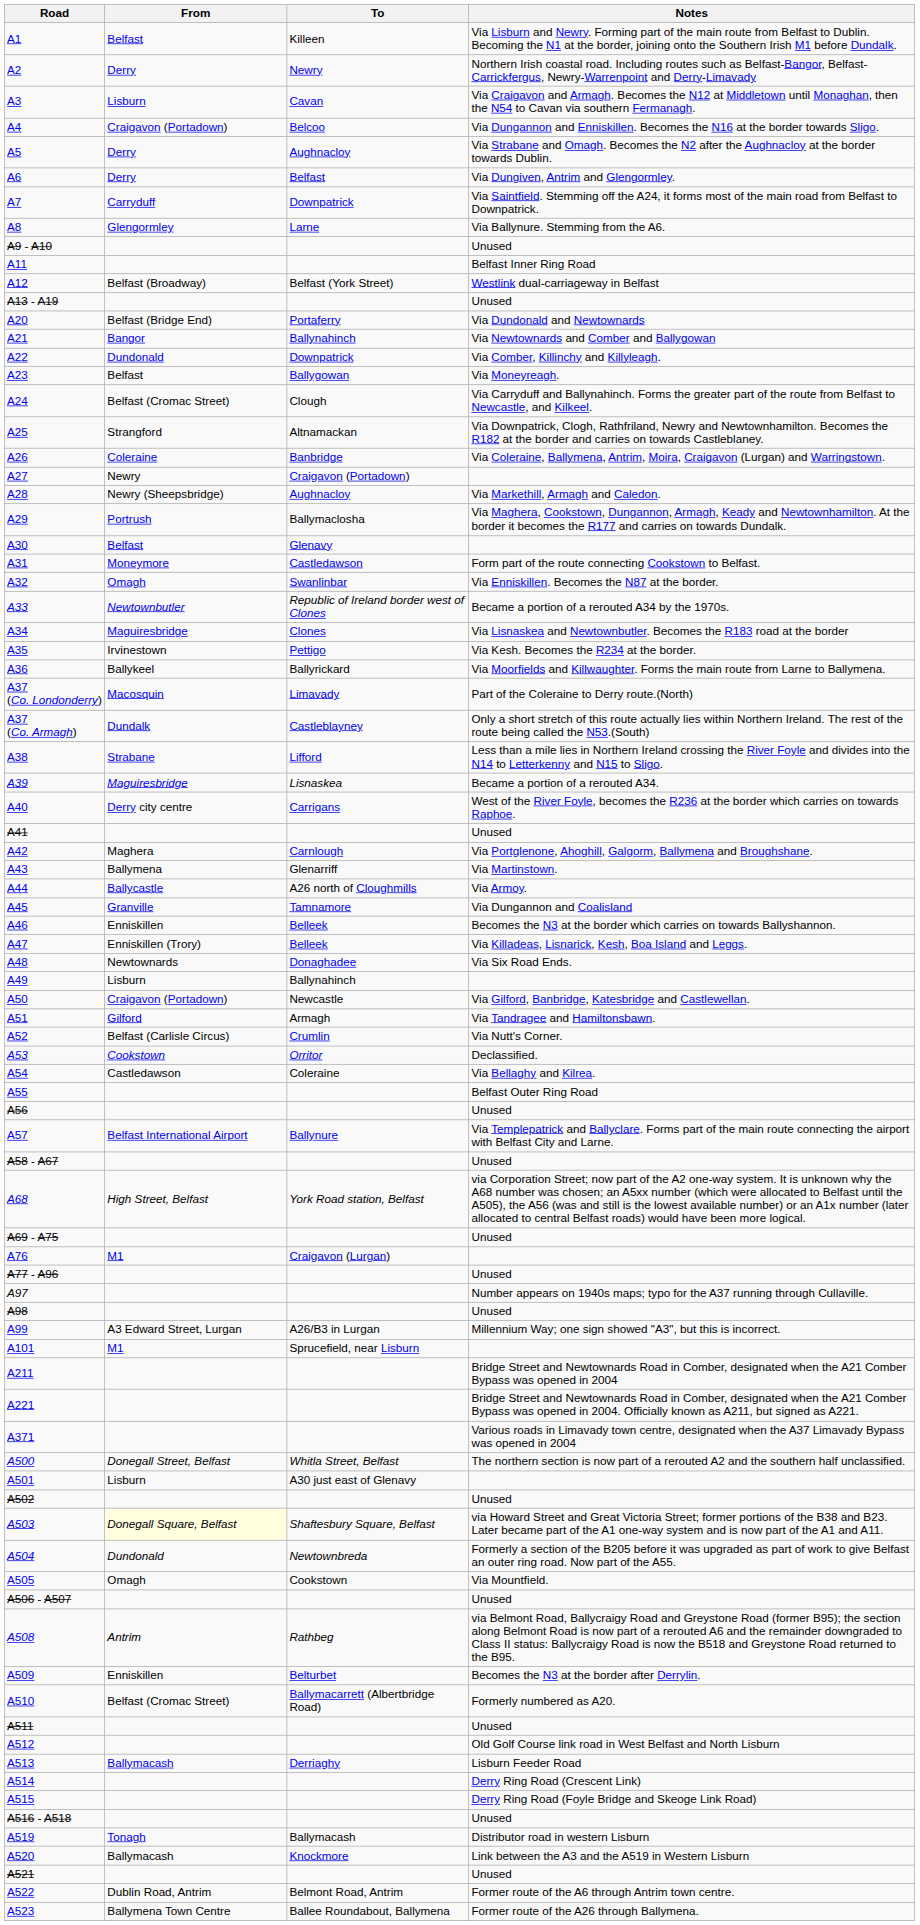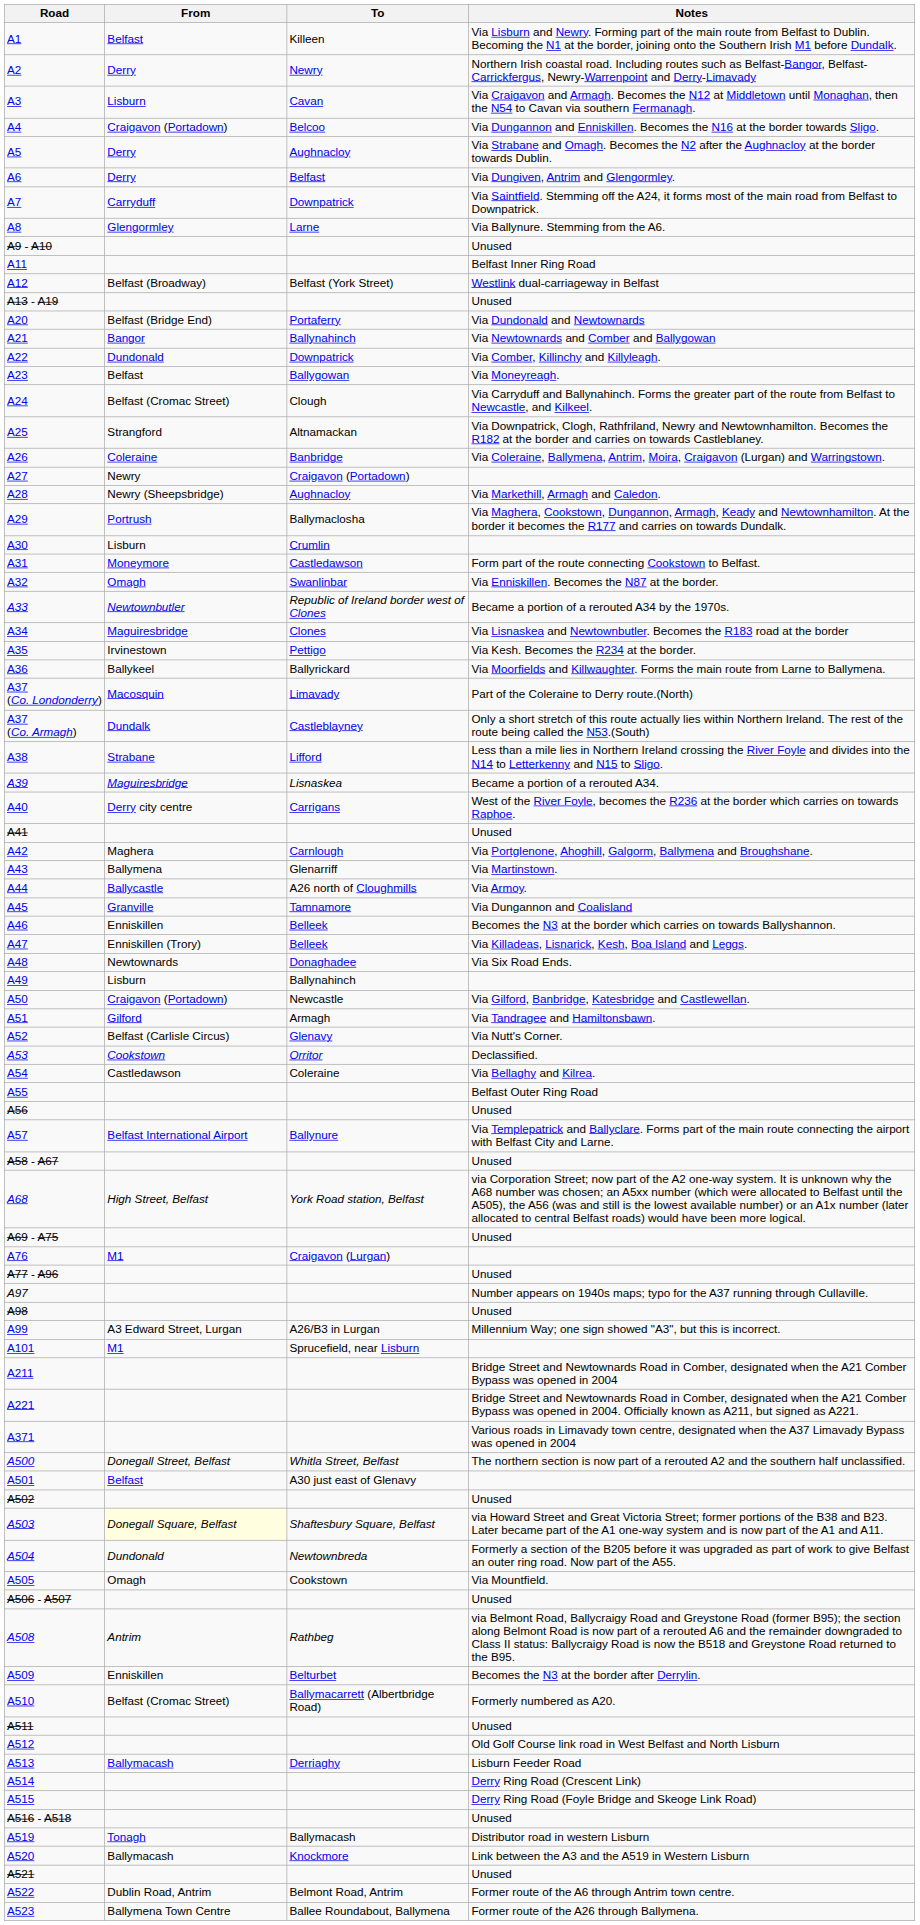(125, 544) Belfast -> (126, 544) Lisburn
(311, 544) Glenavy -> (310, 544) Crumlin
(310, 1036) Crumlin -> (311, 1036) Glenavy
(126, 1480) Lisburn -> (125, 1480) Belfast
